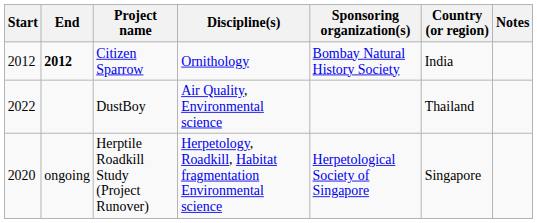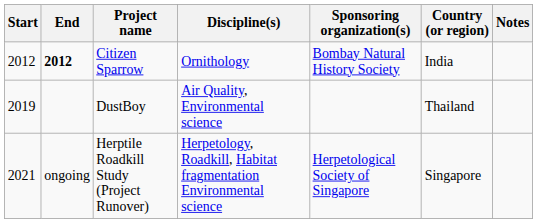(22, 106) 2022 -> (22, 106) 2019
(22, 175) 2020 -> (22, 175) 2021
